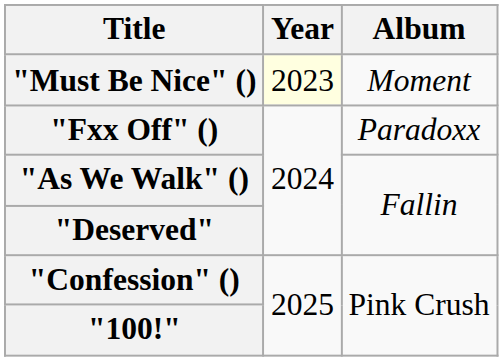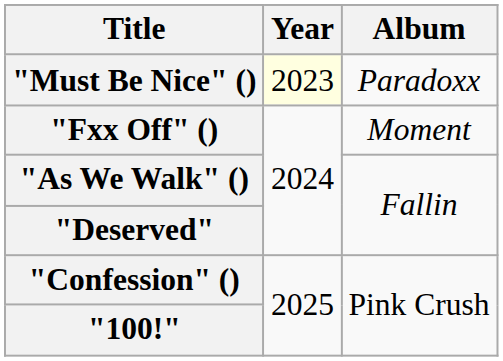(419, 79) Moment -> (419, 79) Paradoxx
(419, 129) Paradoxx -> (419, 129) Moment
